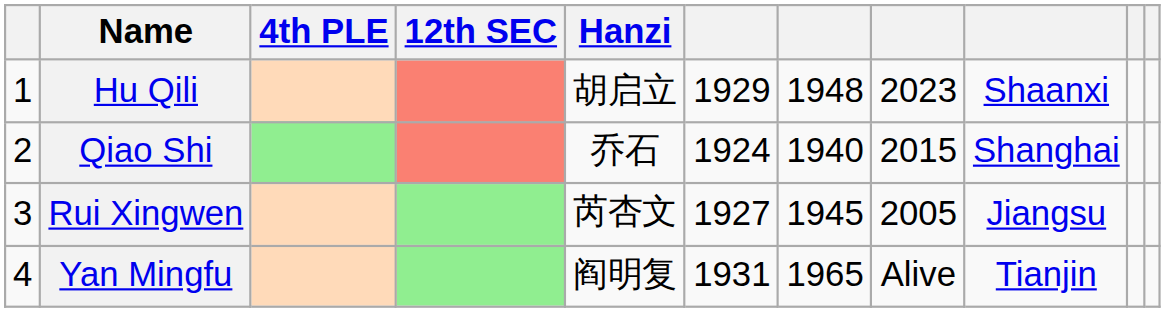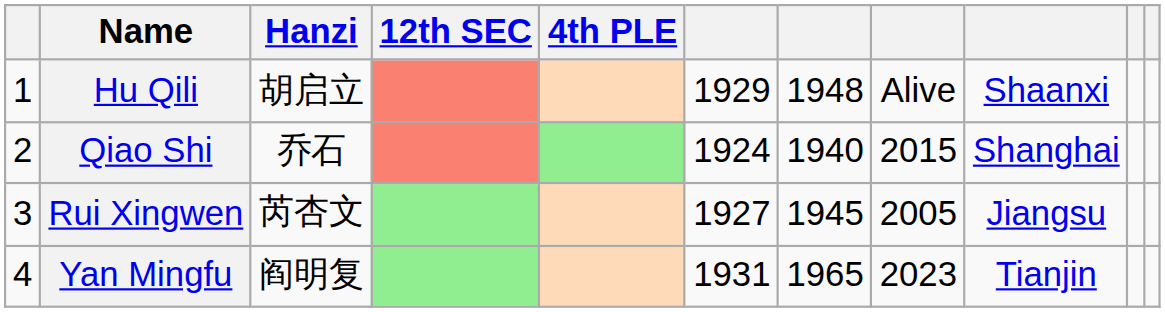columns swapped: (625, 32) <-> (324, 32)
(918, 90) 2023 -> (918, 90) Alive
(918, 275) Alive -> (918, 275) 2023
